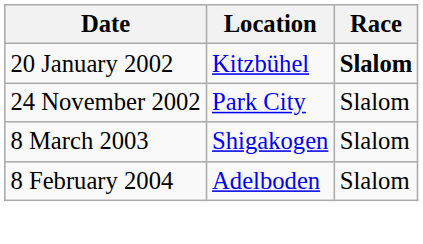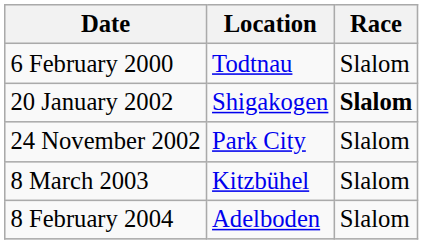+ row: (92, 63)
(261, 63) Kitzbühel -> (270, 102) Shigakogen
(270, 141) Shigakogen -> (261, 180) Kitzbühel
